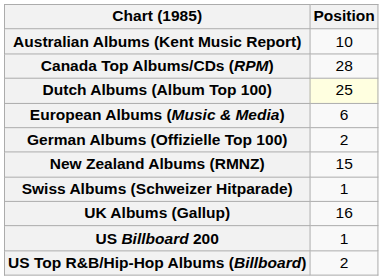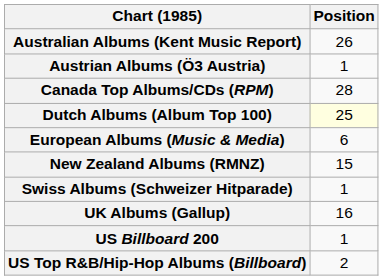(344, 41) 10 -> (344, 41) 26
+ row: (157, 66)
- row: (157, 139)
